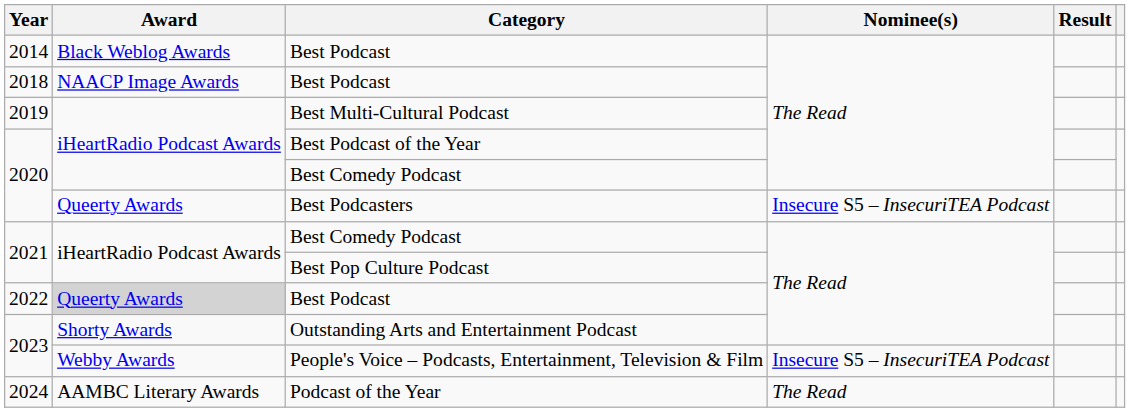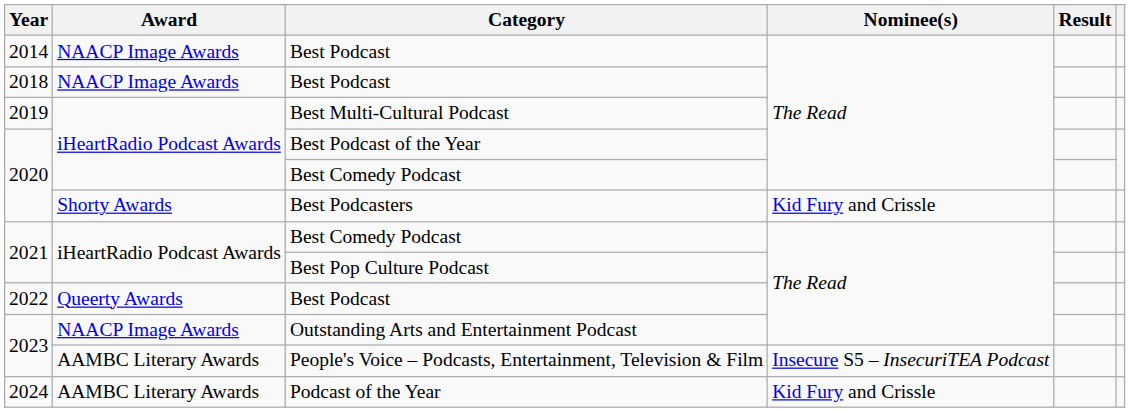(144, 50) Black Weblog Awards -> (148, 50) NAACP Image Awards
(120, 205) Queerty Awards -> (115, 205) Shorty Awards
(911, 205) Insecure S5 – InsecuriTEA Podcast -> (854, 205) Kid Fury and Crissle
(120, 298) lightgrey background -> (120, 298) no background
(115, 329) Shorty Awards -> (148, 329) NAACP Image Awards
(116, 360) Webby Awards -> (158, 360) AAMBC Literary Awards
(809, 391) The Read -> (854, 391) Kid Fury and Crissle
